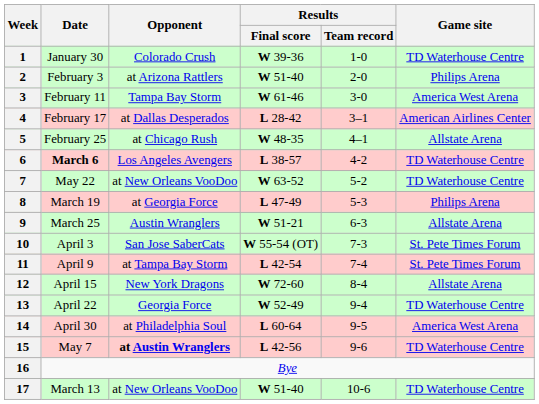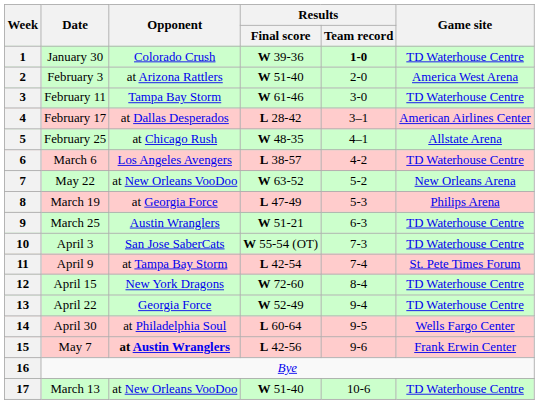(359, 56) normal -> (359, 56) bold
(465, 76) Philips Arena -> (465, 76) America West Arena
(465, 97) America West Arena -> (465, 97) TD Waterhouse Centre
(75, 160) bold -> (75, 160) normal
(465, 180) TD Waterhouse Centre -> (465, 180) New Orleans Arena
(465, 222) Allstate Arena -> (465, 222) TD Waterhouse Centre
(465, 243) St. Pete Times Forum -> (465, 243) TD Waterhouse Centre
(465, 284) Allstate Arena -> (465, 284) TD Waterhouse Centre
(465, 326) America West Arena -> (465, 326) Wells Fargo Center
(465, 346) TD Waterhouse Centre -> (465, 346) Frank Erwin Center
